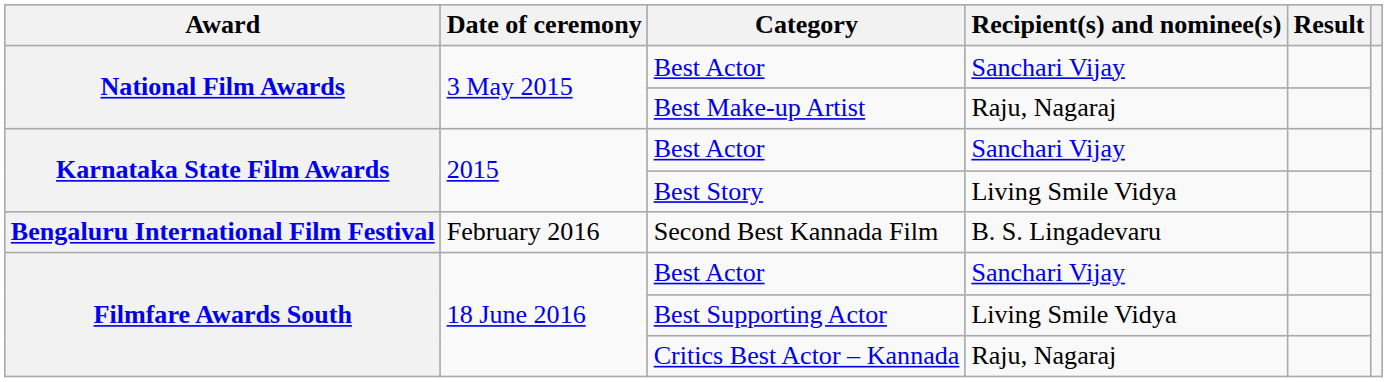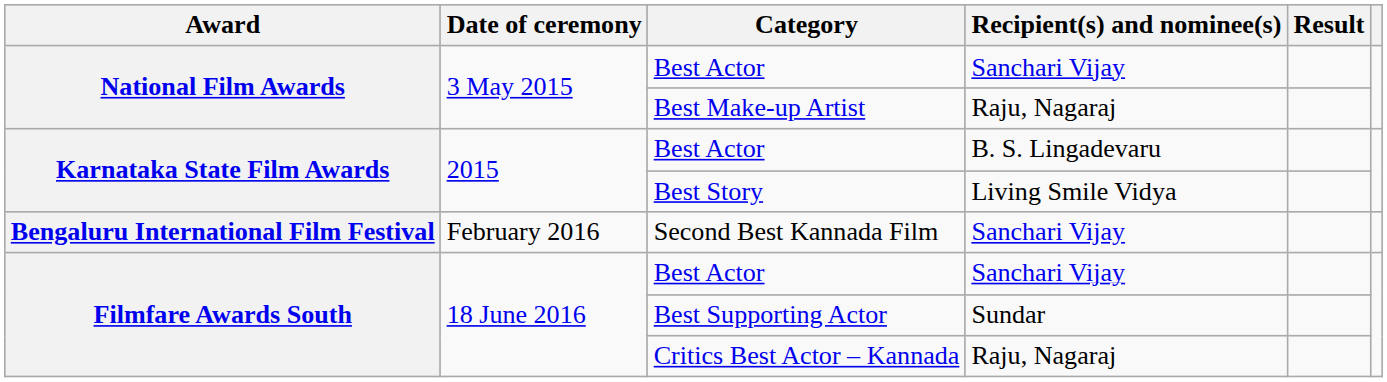(1048, 149) Sanchari Vijay -> (1066, 149) B. S. Lingadevaru
(1066, 231) B. S. Lingadevaru -> (1048, 231) Sanchari Vijay
(1074, 314) Living Smile Vidya -> (1008, 314) Sundar
